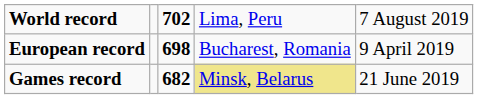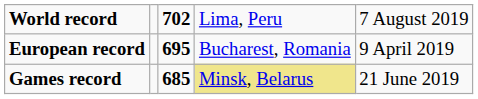(176, 49) 698 -> (176, 49) 695
(176, 78) 682 -> (176, 78) 685
